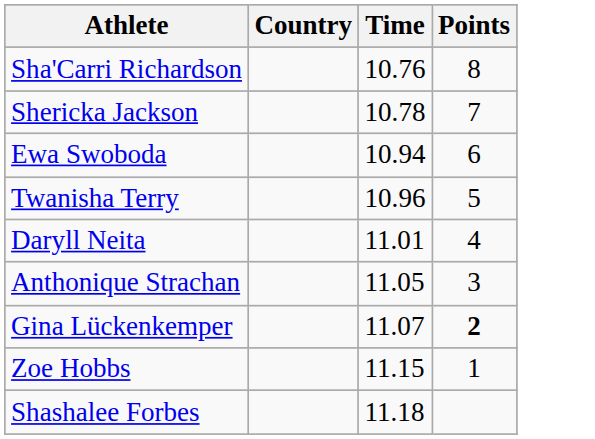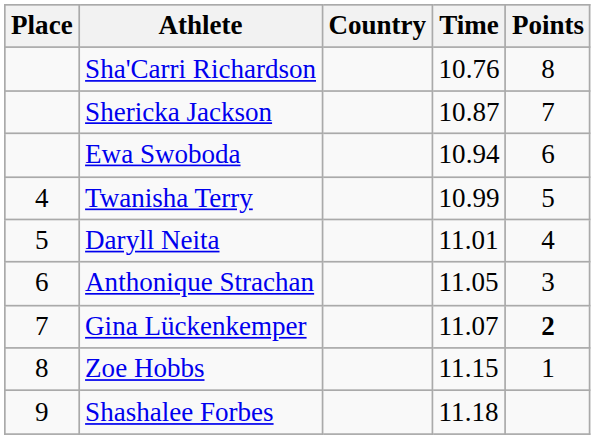+ column: (42, 25)
(395, 111) 10.78 -> (469, 111) 10.87
(395, 197) 10.96 -> (469, 197) 10.99
